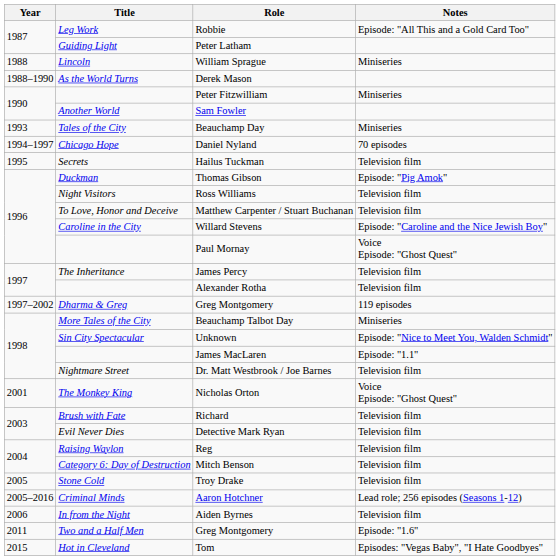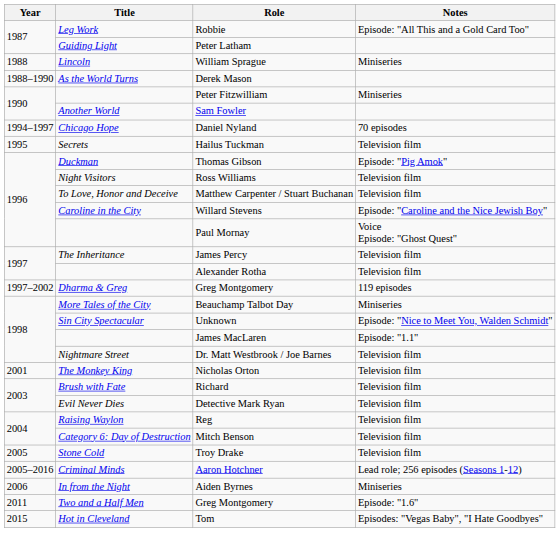- row: (92, 128)
(407, 393) Voice Episode: "Ghost Quest" -> (389, 370) Television film
(389, 514) Television film -> (380, 486) Miniseries
